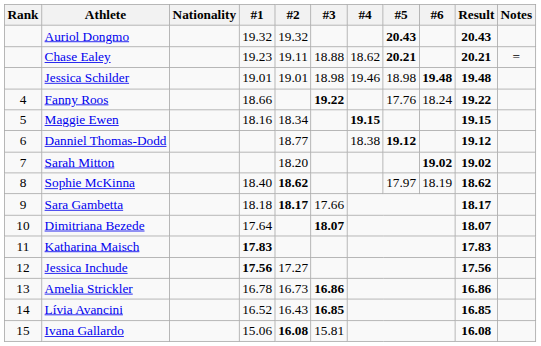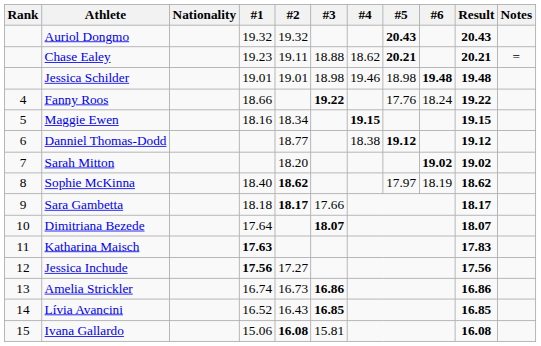(257, 246) 17.83 -> (257, 246) 17.63
(257, 288) 16.78 -> (257, 288) 16.74
